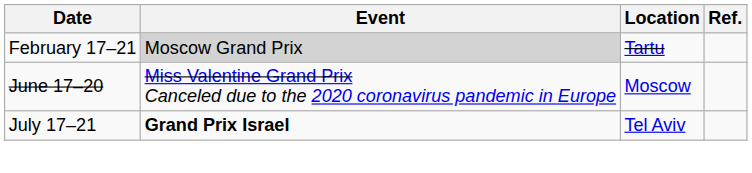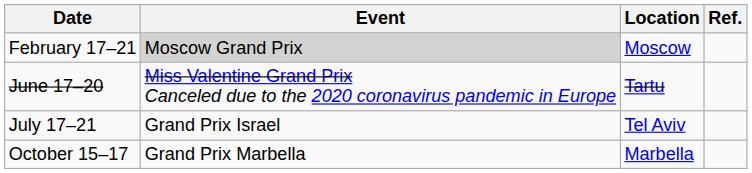(645, 47) Tartu -> (658, 47) Moscow
(658, 86) Moscow -> (645, 86) Tartu
(217, 125) bold -> (213, 125) normal
+ row: (69, 153)
